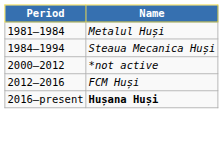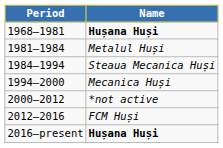+ row: (36, 31)
+ row: (36, 82)
